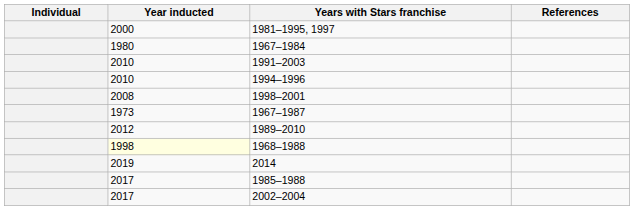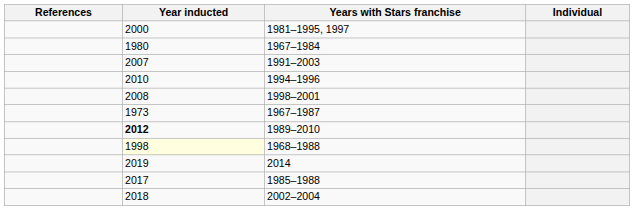columns swapped: (56, 12) <-> (570, 12)
(122, 63) 2010 -> (137, 63) 2007
(122, 130) normal -> (137, 130) bold
(122, 197) 2017 -> (137, 197) 2018
